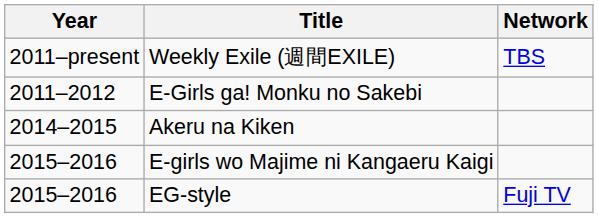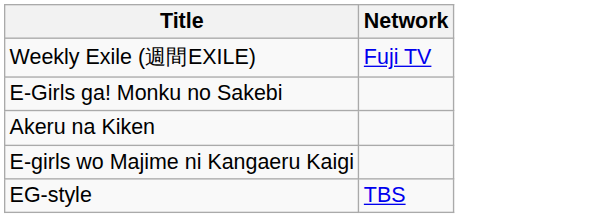- column: (74, 21)
(524, 57) TBS -> (398, 57) Fuji TV
(537, 195) Fuji TV -> (385, 195) TBS
